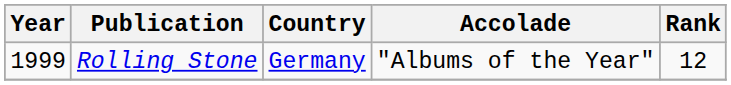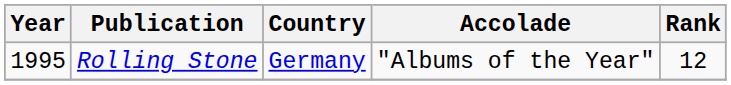(38, 61) 1999 -> (38, 61) 1995
